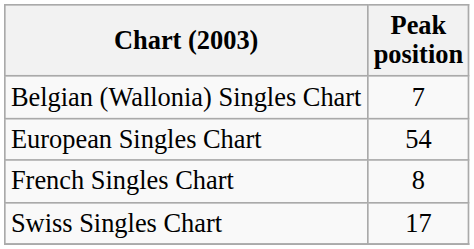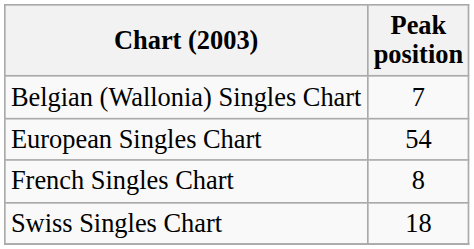(418, 222) 17 -> (418, 222) 18
